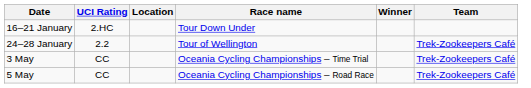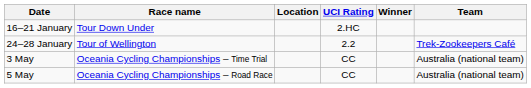columns swapped: (276, 12) <-> (102, 12)
(466, 59) Trek-Zookeepers Café -> (470, 59) Australia (national team)
(466, 75) Trek-Zookeepers Café -> (470, 75) Australia (national team)
